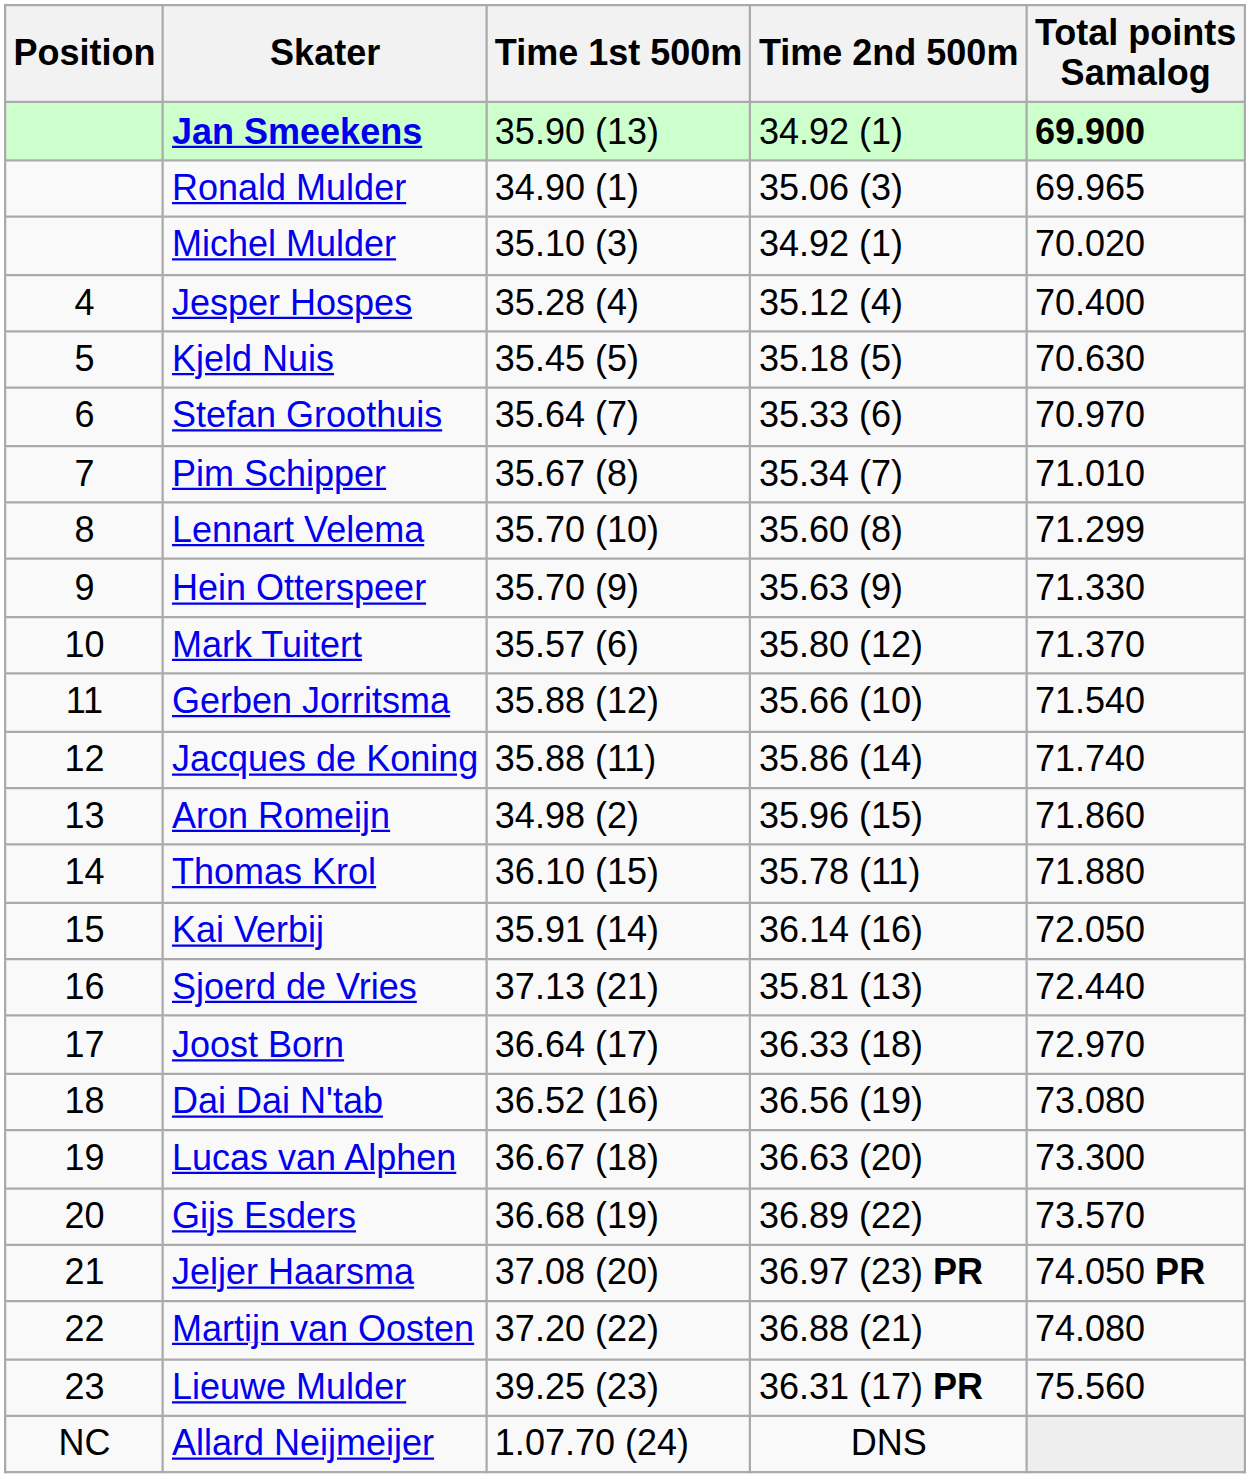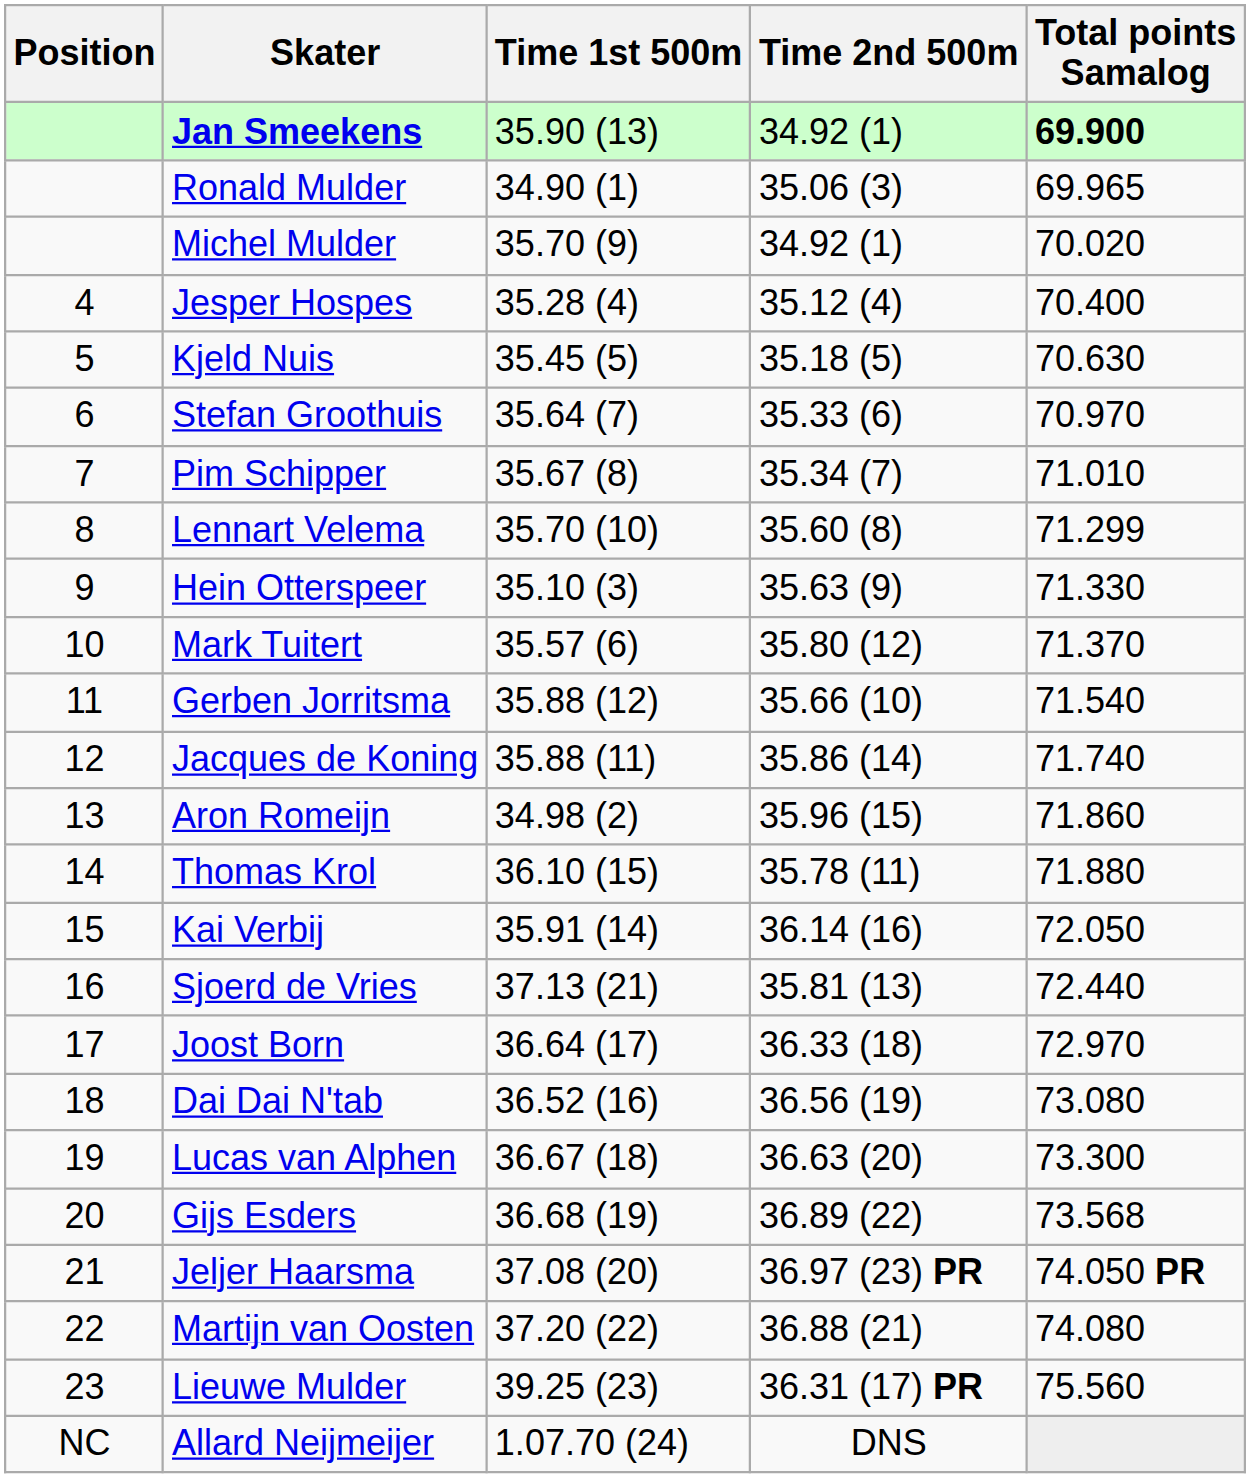(567, 244) 35.10 (3) -> (567, 244) 35.70 (9)
(567, 587) 35.70 (9) -> (567, 587) 35.10 (3)
(1090, 1215) 73.570 -> (1090, 1215) 73.568
